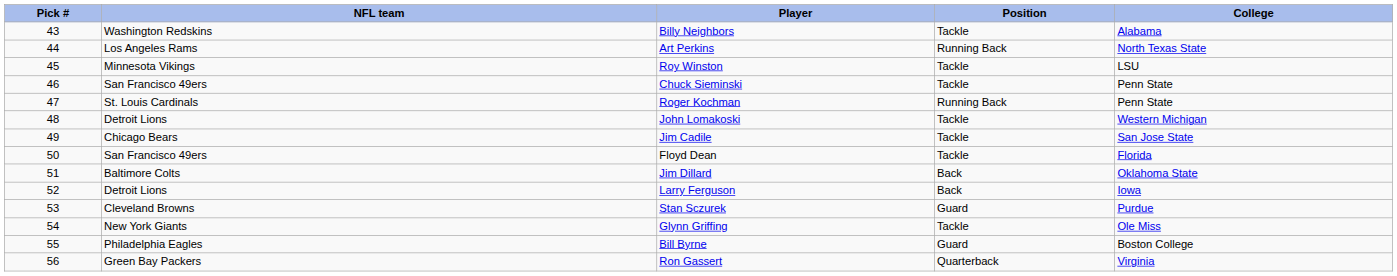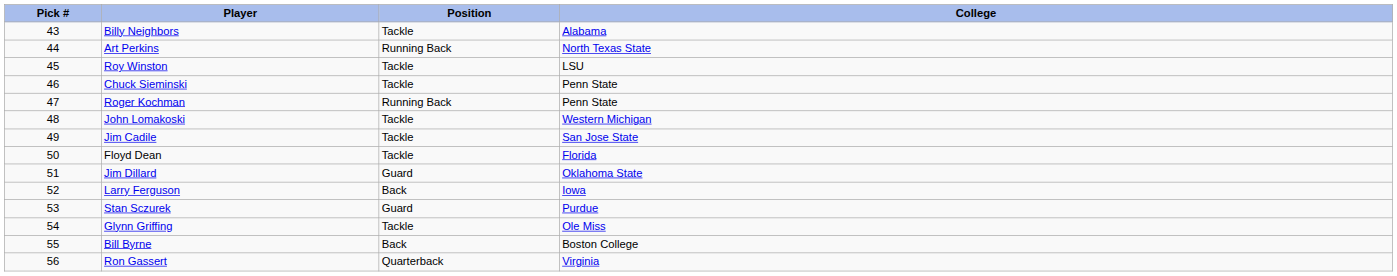- column: (379, 13)
(949, 173) Back -> (397, 173) Guard
(952, 244) Guard -> (394, 244) Back
